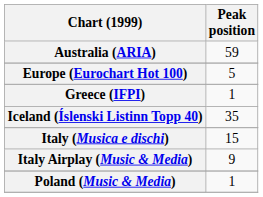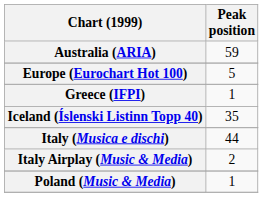(232, 138) 15 -> (232, 138) 44
(232, 159) 9 -> (232, 159) 2
